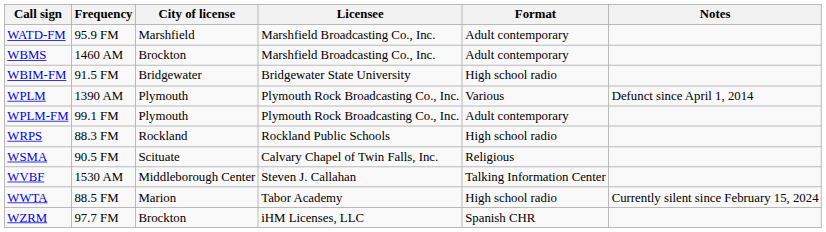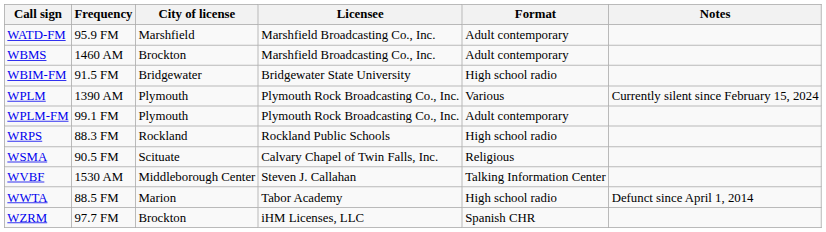(683, 95) Defunct since April 1, 2014 -> (715, 95) Currently silent since February 15, 2024
(715, 197) Currently silent since February 15, 2024 -> (683, 197) Defunct since April 1, 2014
